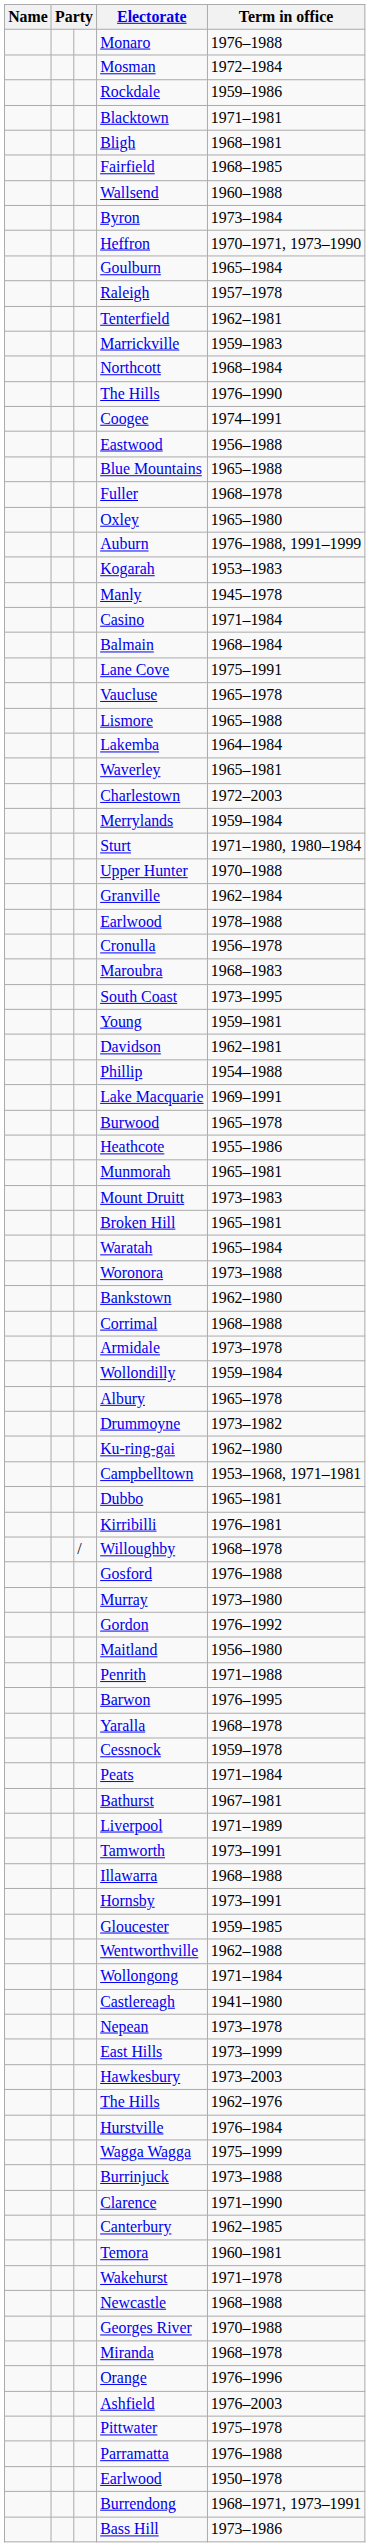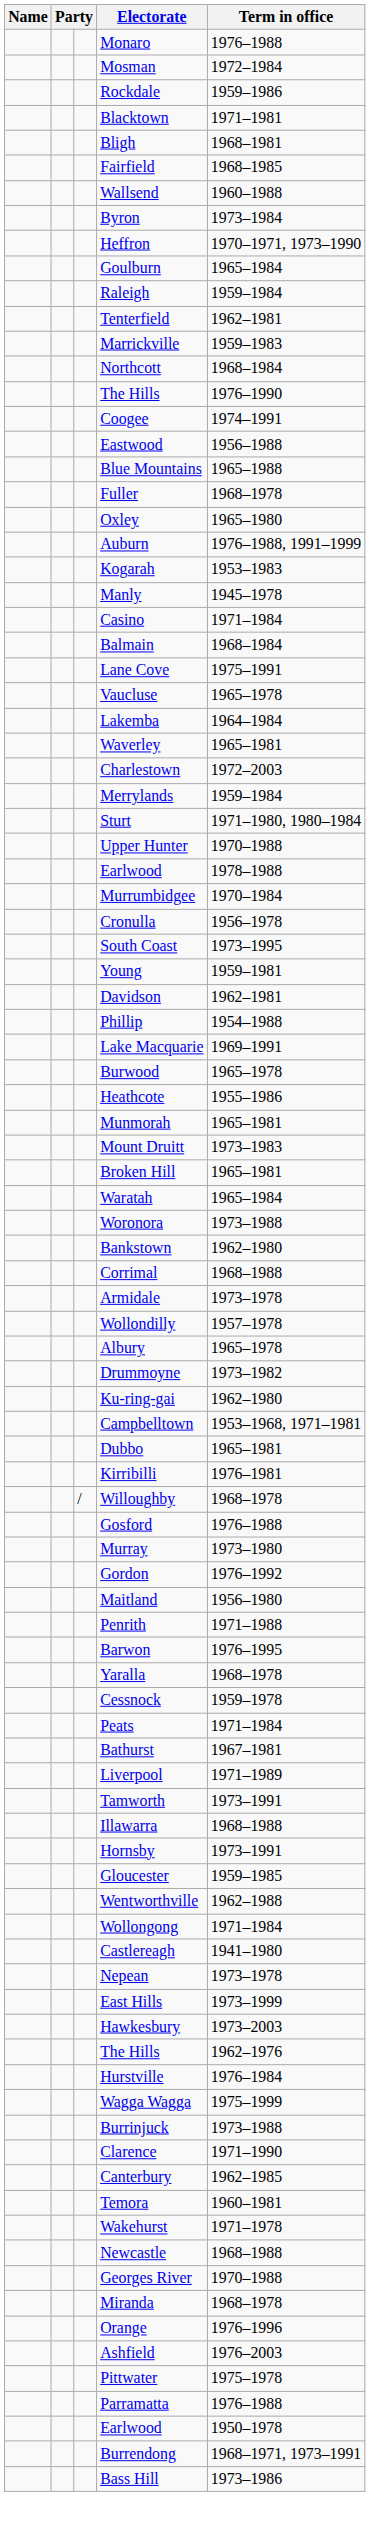(246, 293) 1957–1978 -> (246, 293) 1959–1984
- row: (85, 720)
- row: (85, 896)
+ row: (85, 896)
- row: (85, 972)
(246, 1373) 1959–1984 -> (246, 1323) 1957–1978
